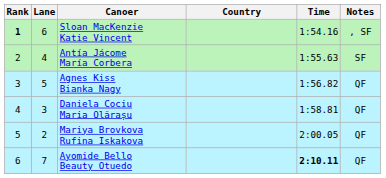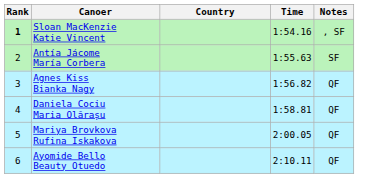- column: (44, 12)
(319, 161) bold -> (292, 161) normal
